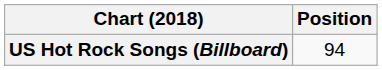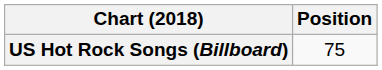(335, 49) 94 -> (335, 49) 75
